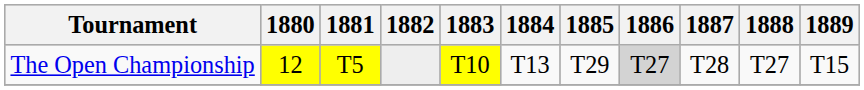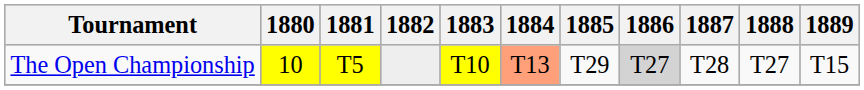(290, 64) 12 -> (290, 64) 10
(530, 64) no background -> (530, 64) lightsalmon background
